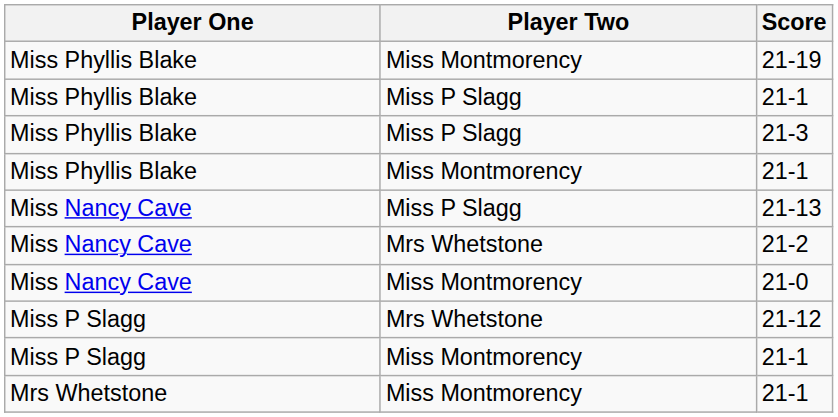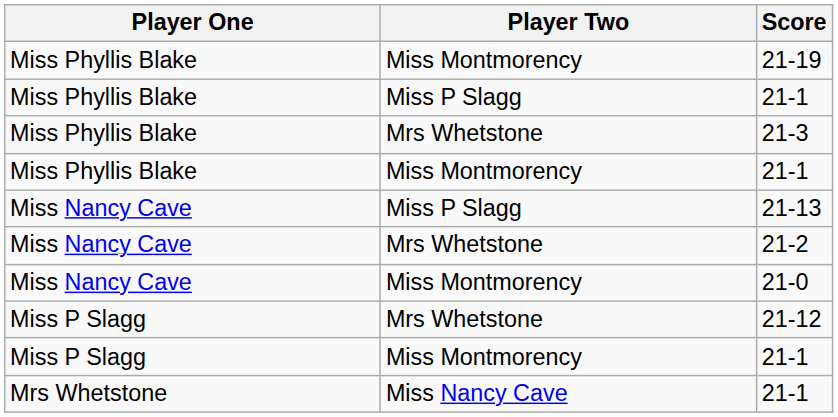(454, 134) Miss P Slagg -> (464, 134) Mrs Whetstone
(484, 393) Miss Montmorency -> (477, 393) Miss Nancy Cave
